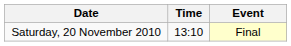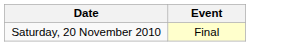- column: (189, 13)
